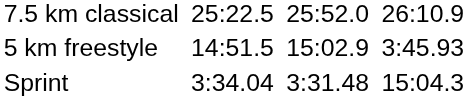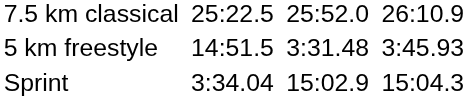(328, 48) 15:02.9 -> (328, 48) 3:31.48
(328, 82) 3:31.48 -> (328, 82) 15:02.9
